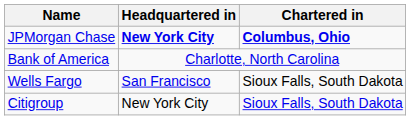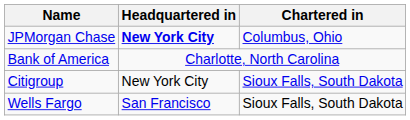(296, 37) bold -> (292, 37) normal
rows swapped: (35, 103) <-> (45, 81)
